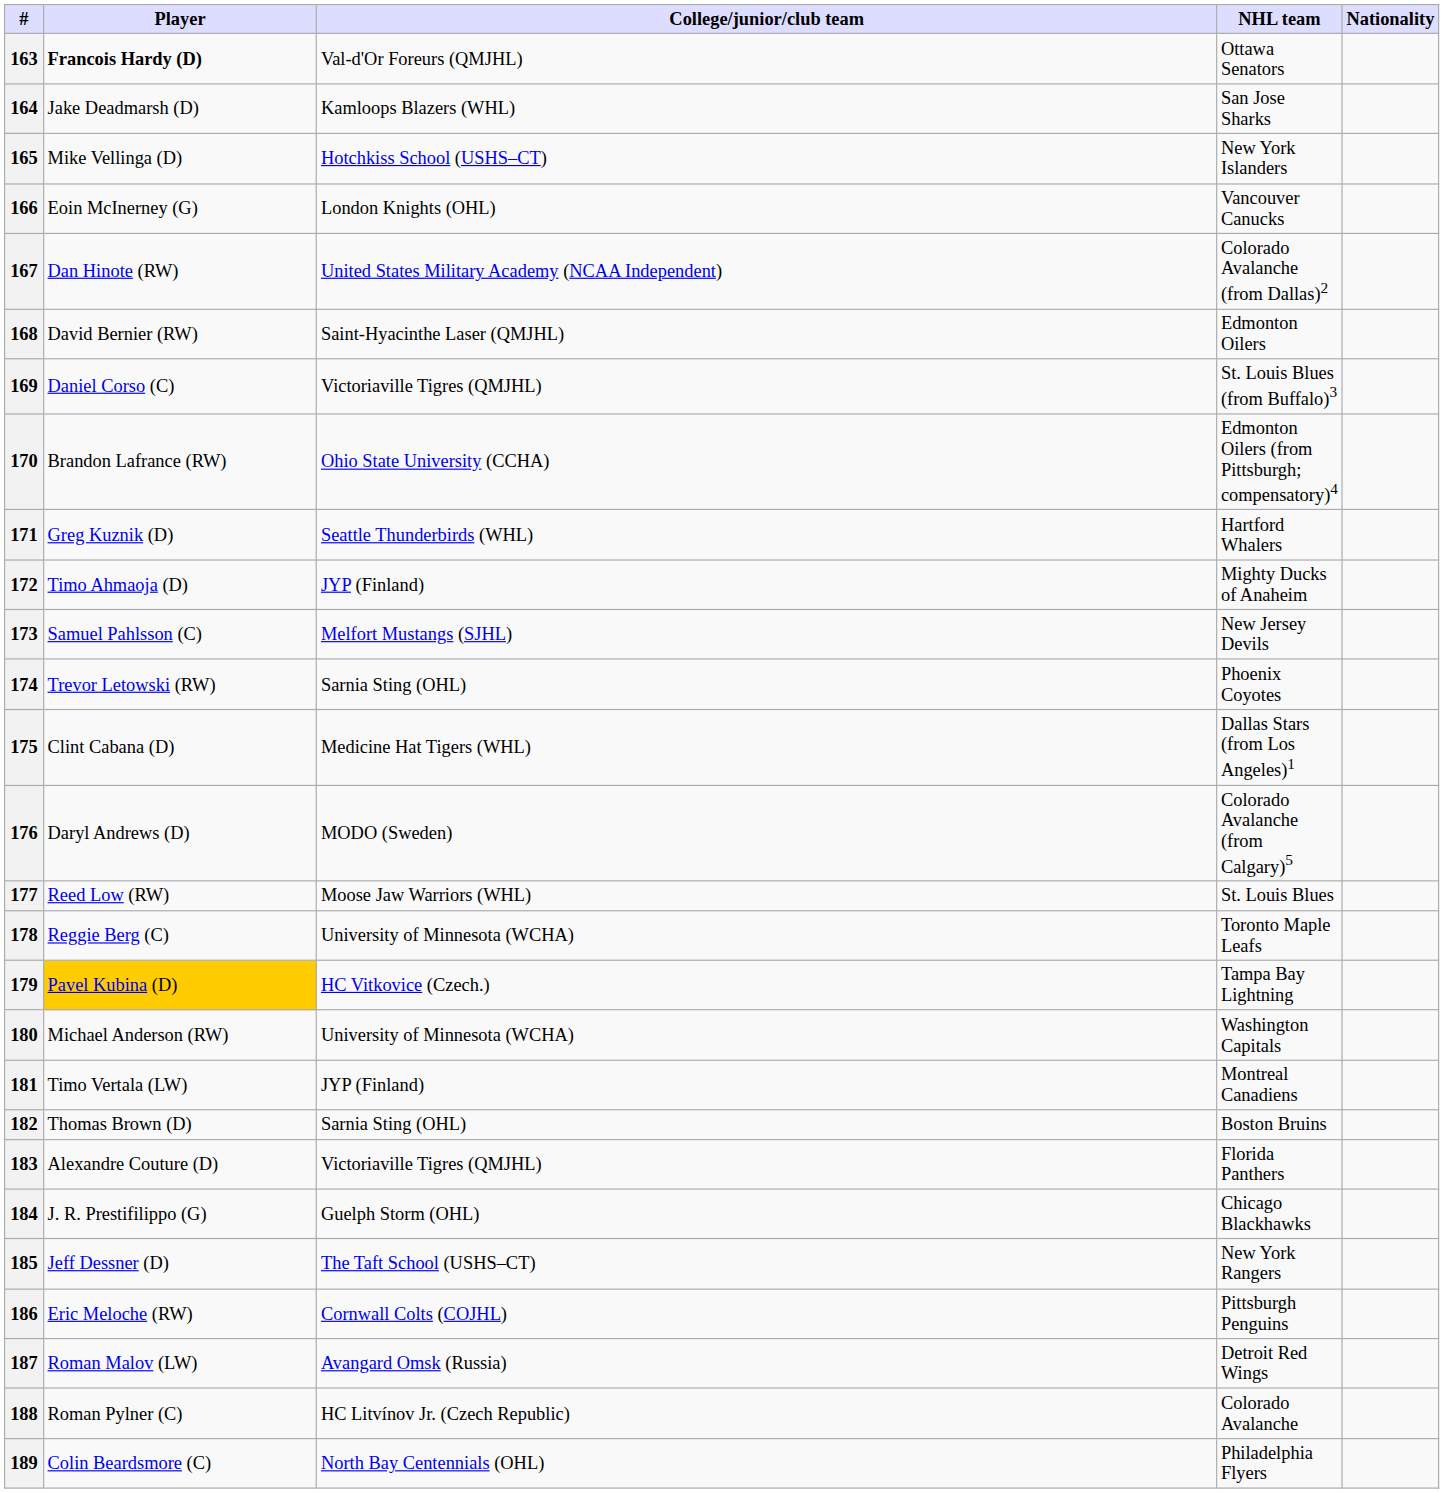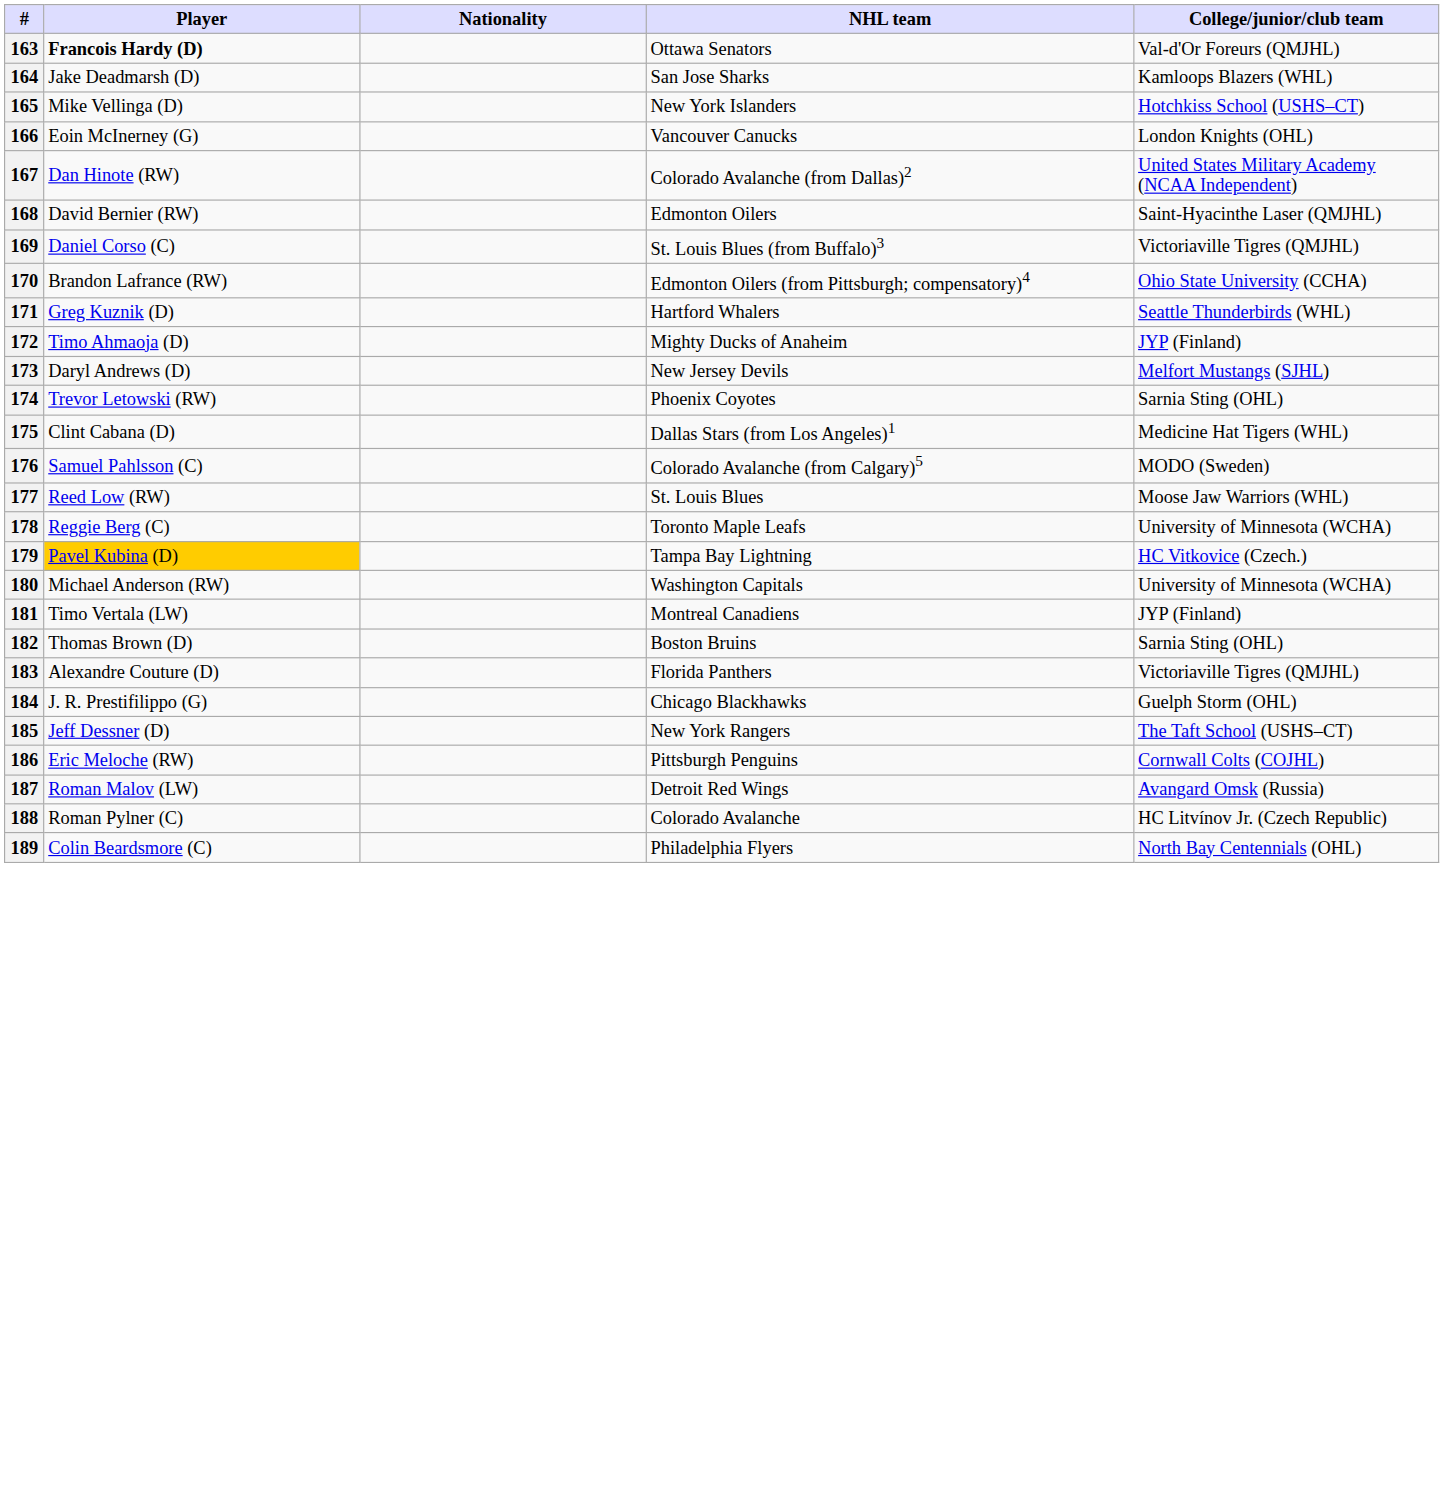columns swapped: (1390, 19) <-> (767, 19)
(125, 634) Samuel Pahlsson (C) -> (119, 370) Daryl Andrews (D)
(119, 832) Daryl Andrews (D) -> (125, 465) Samuel Pahlsson (C)
